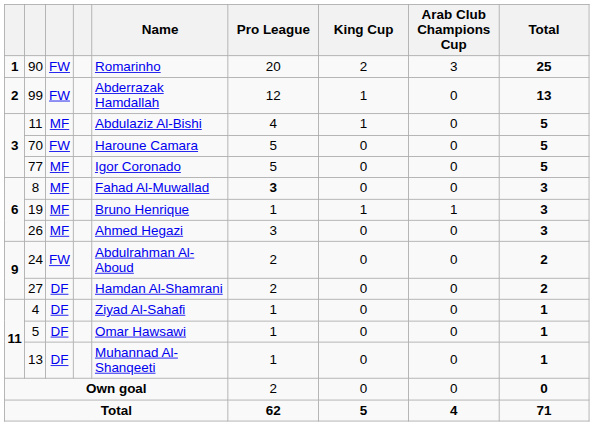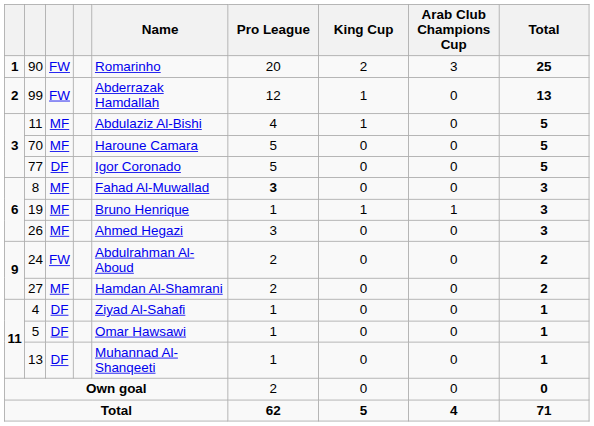(60, 145) FW -> (60, 145) MF
(60, 167) MF -> (60, 167) DF
(60, 288) DF -> (60, 288) MF
